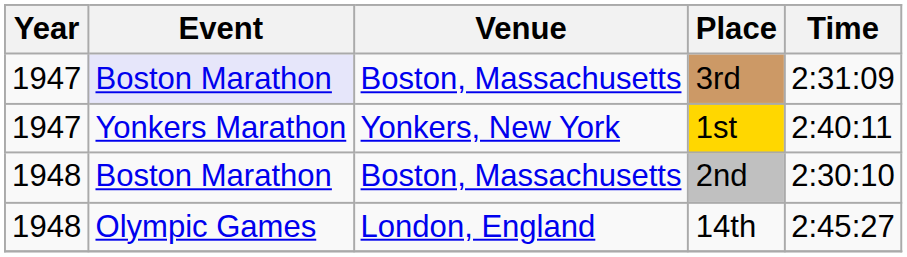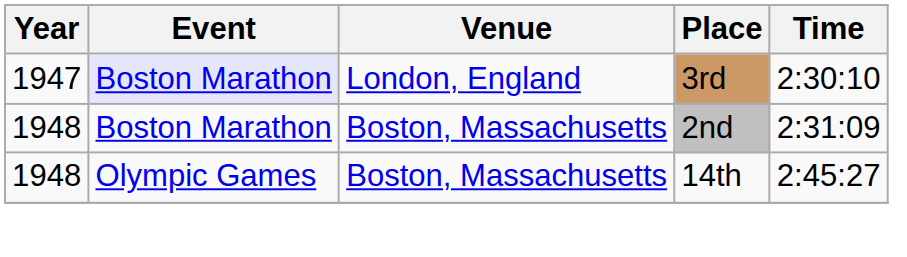(521, 78) Boston, Massachusetts -> (464, 78) London, England
(843, 78) 2:31:09 -> (829, 78) 2:30:10
- row: (716, 127)
(843, 176) 2:30:10 -> (829, 127) 2:31:09
(478, 226) London, England -> (507, 176) Boston, Massachusetts
